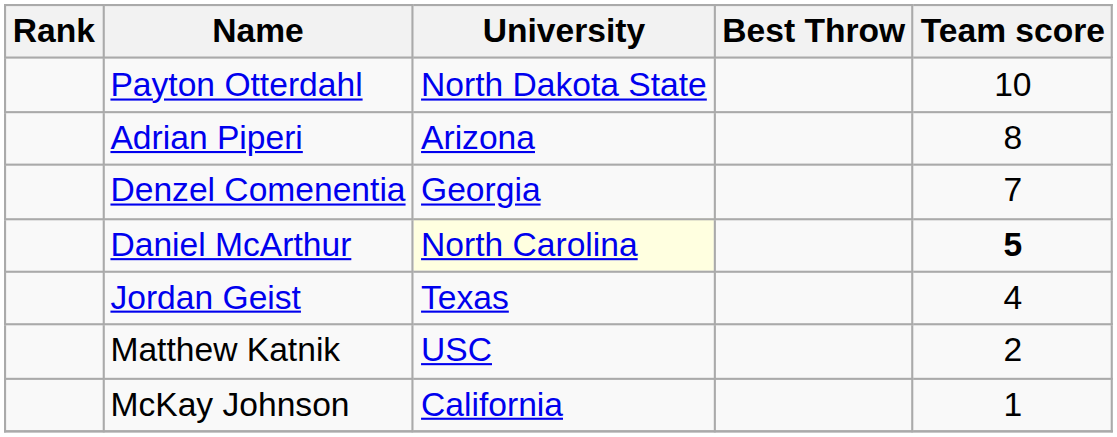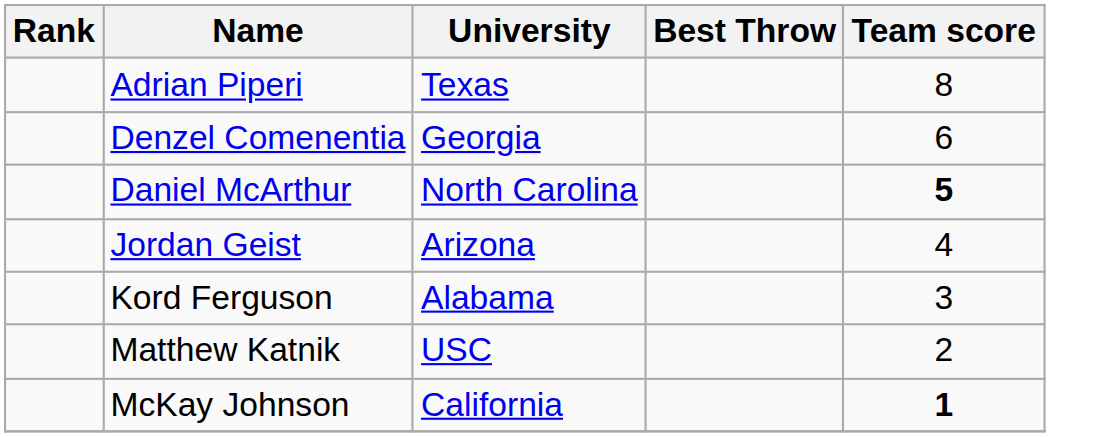- row: (237, 84)
(478, 137) Arizona -> (465, 84) Texas
(1013, 191) 7 -> (944, 137) 6
(529, 244) lightyellow background -> (529, 191) no background
(465, 297) Texas -> (478, 244) Arizona
+ row: (222, 297)
(1013, 404) normal -> (944, 404) bold
